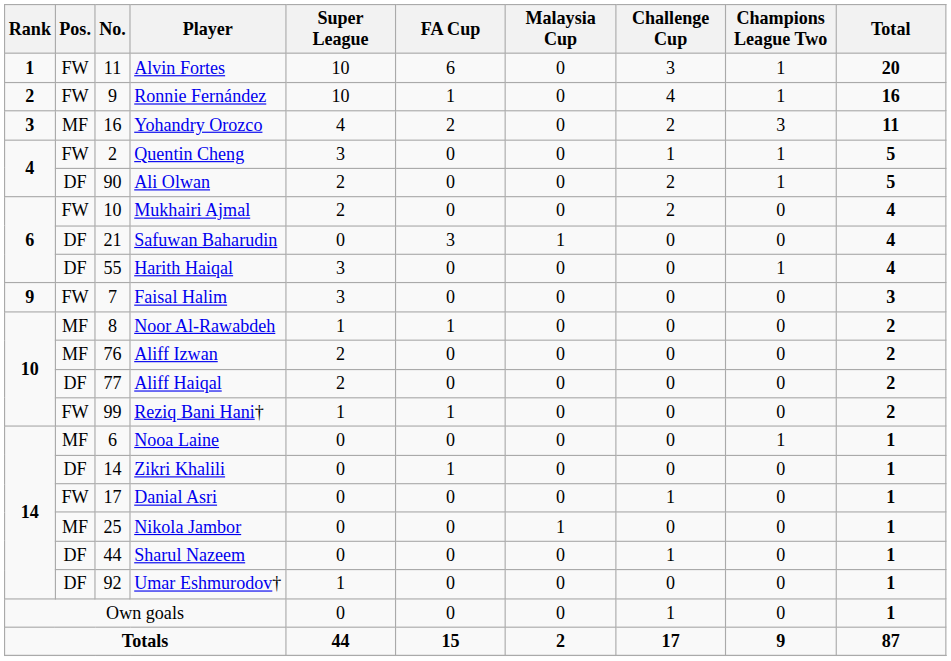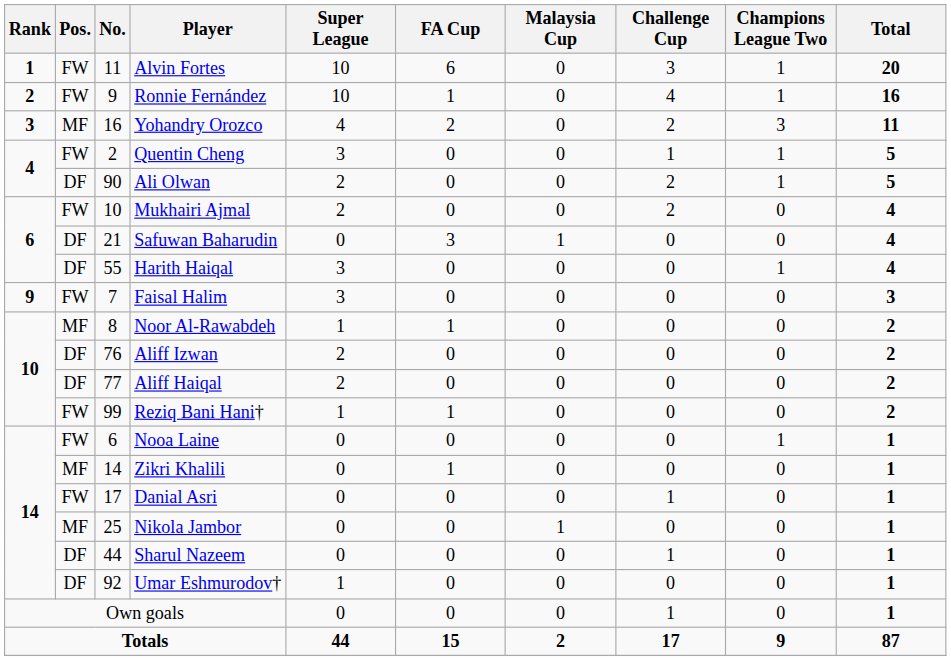(75, 354) MF -> (75, 354) DF
(75, 440) MF -> (75, 440) FW
(75, 469) DF -> (75, 469) MF
